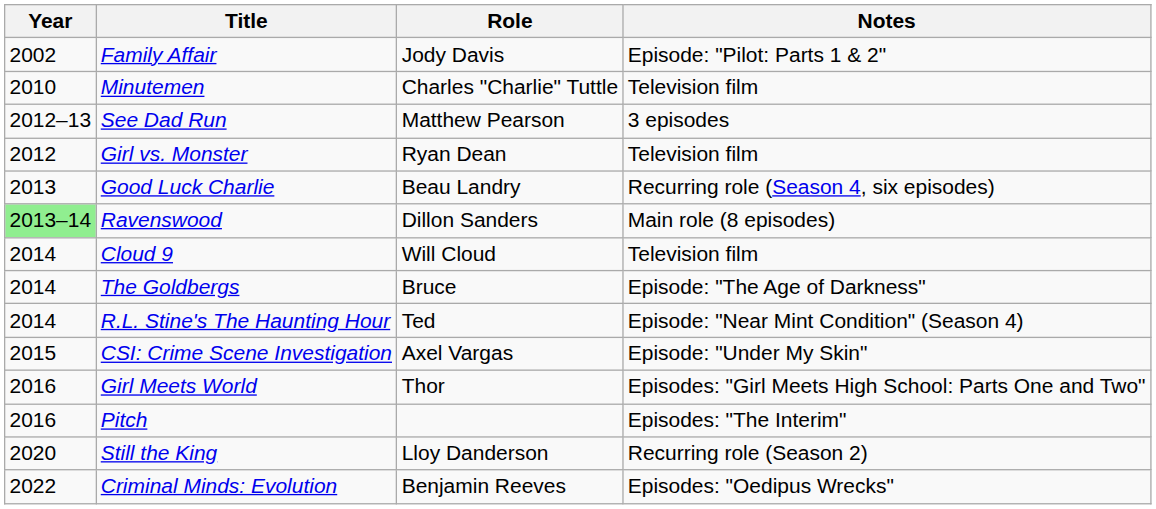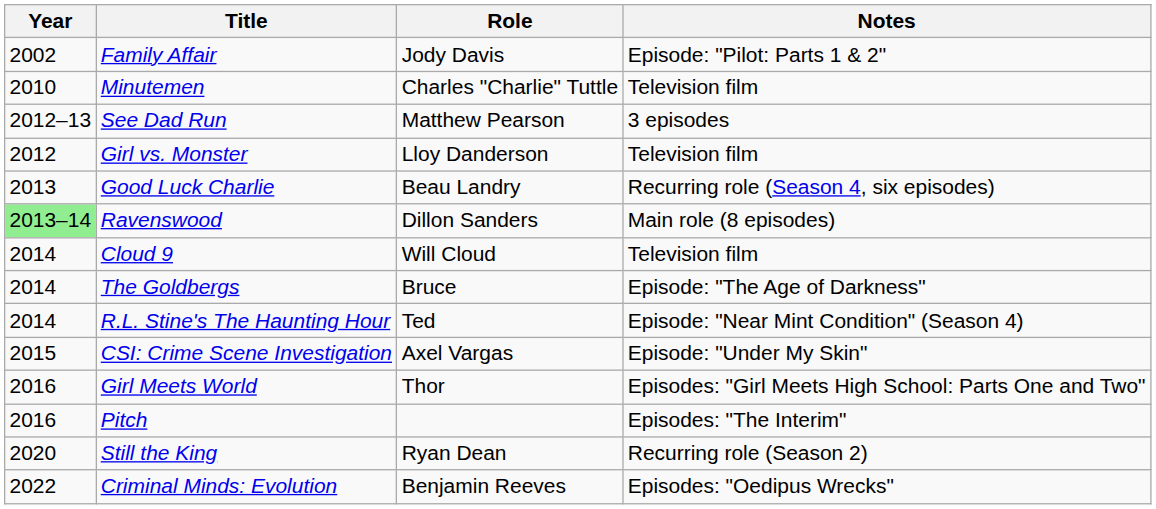(454, 154) Ryan Dean -> (475, 154) Lloy Danderson
(475, 453) Lloy Danderson -> (454, 453) Ryan Dean
